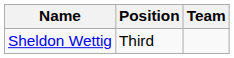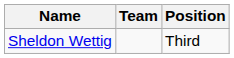columns swapped: (149, 16) <-> (206, 16)
